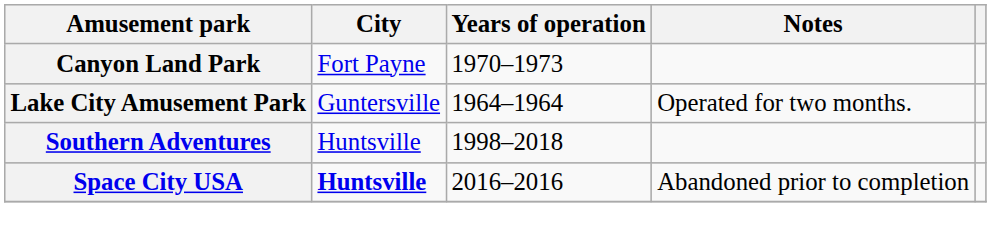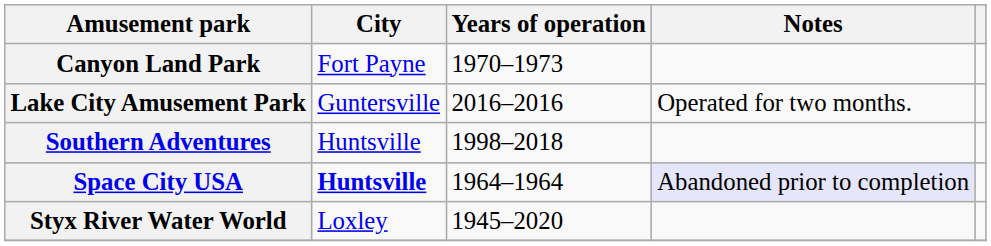(507, 102) 1964–1964 -> (507, 102) 2016–2016
(507, 181) 2016–2016 -> (507, 181) 1964–1964
(813, 181) no background -> (813, 181) lavender background
+ row: (158, 220)
